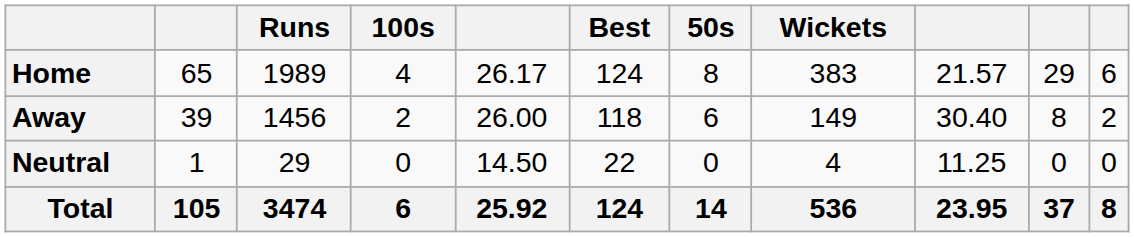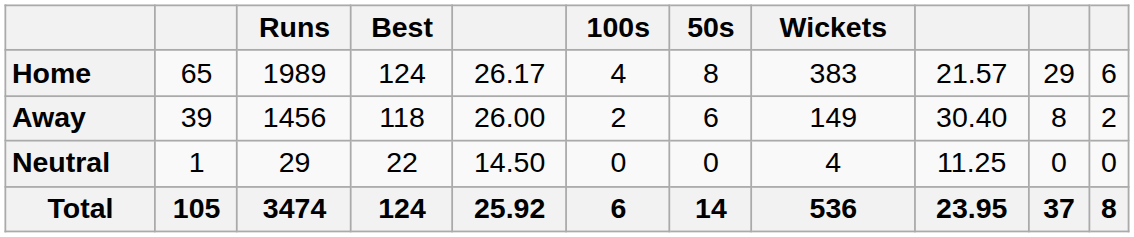columns swapped: (619, 27) <-> (403, 27)
